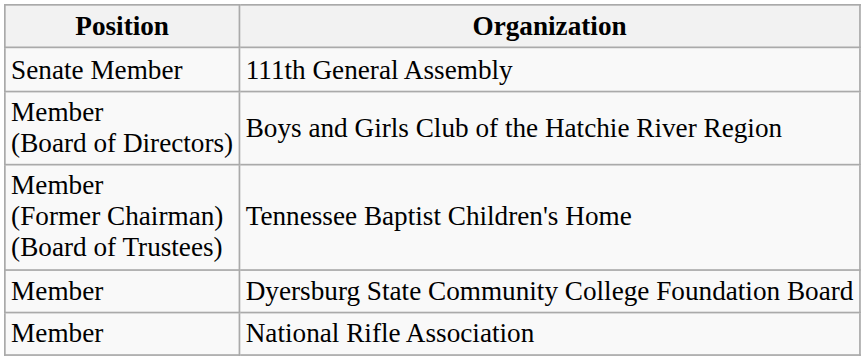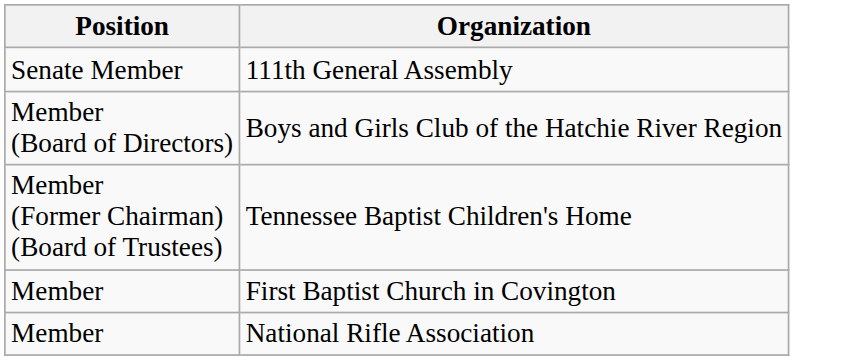- row: (550, 290)
+ row: (431, 290)
